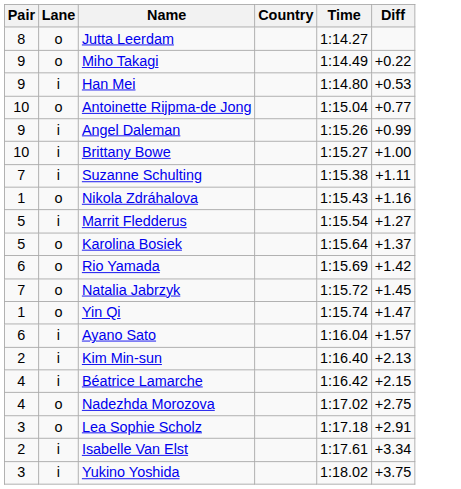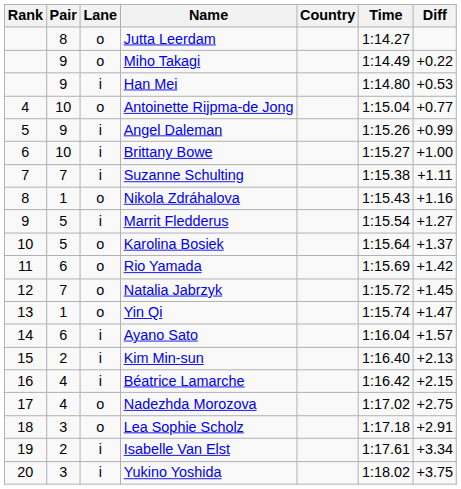+ column: (25, 15)
